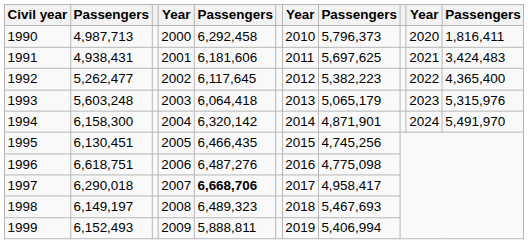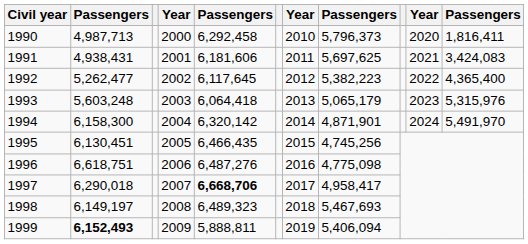(475, 57) 3,424,483 -> (475, 57) 3,424,083
(103, 228) normal -> (103, 228) bold
(351, 228) 5,406,994 -> (351, 228) 5,406,094
